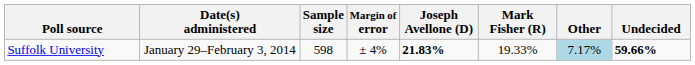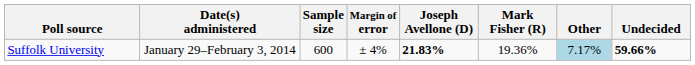(323, 49) 598 -> (323, 49) 600
(518, 49) 19.33% -> (518, 49) 19.36%
